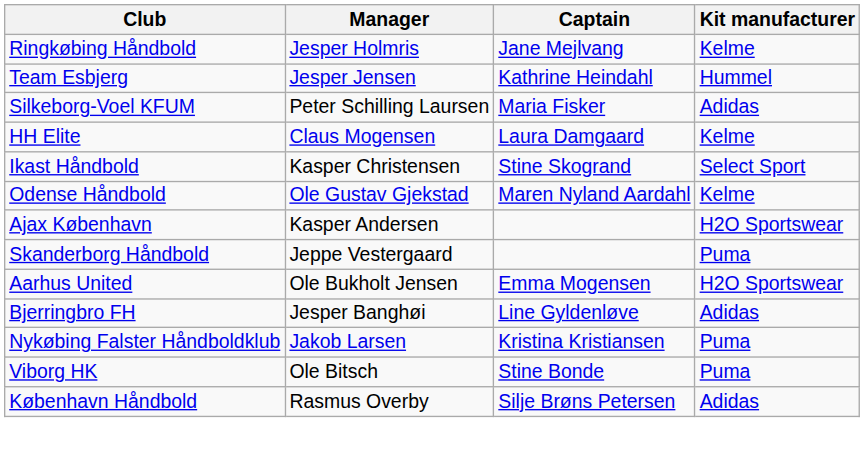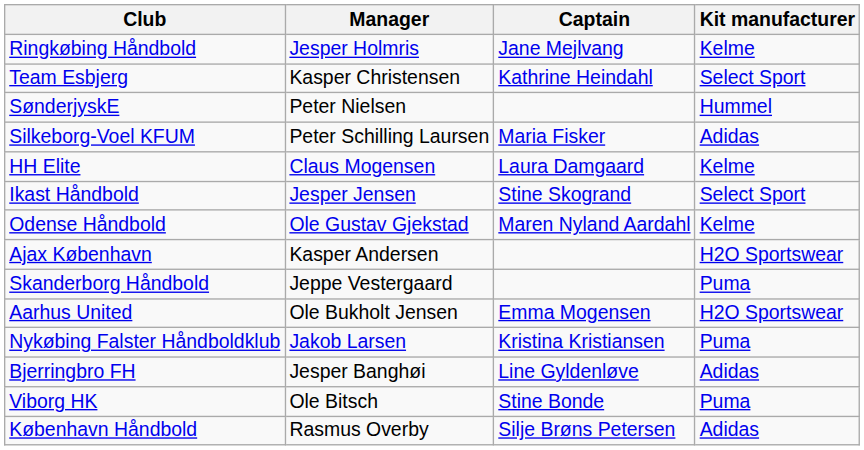(353, 78) Jesper Jensen -> (375, 78) Kasper Christensen
(736, 78) Hummel -> (753, 78) Select Sport
+ row: (64, 107)
(375, 166) Kasper Christensen -> (353, 195) Jesper Jensen
rows swapped: (145, 342) <-> (72, 313)
